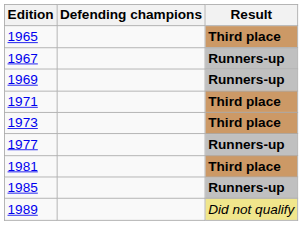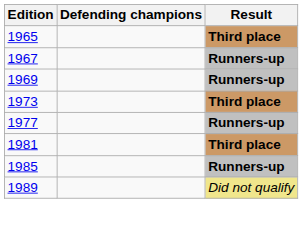- row: (23, 101)
